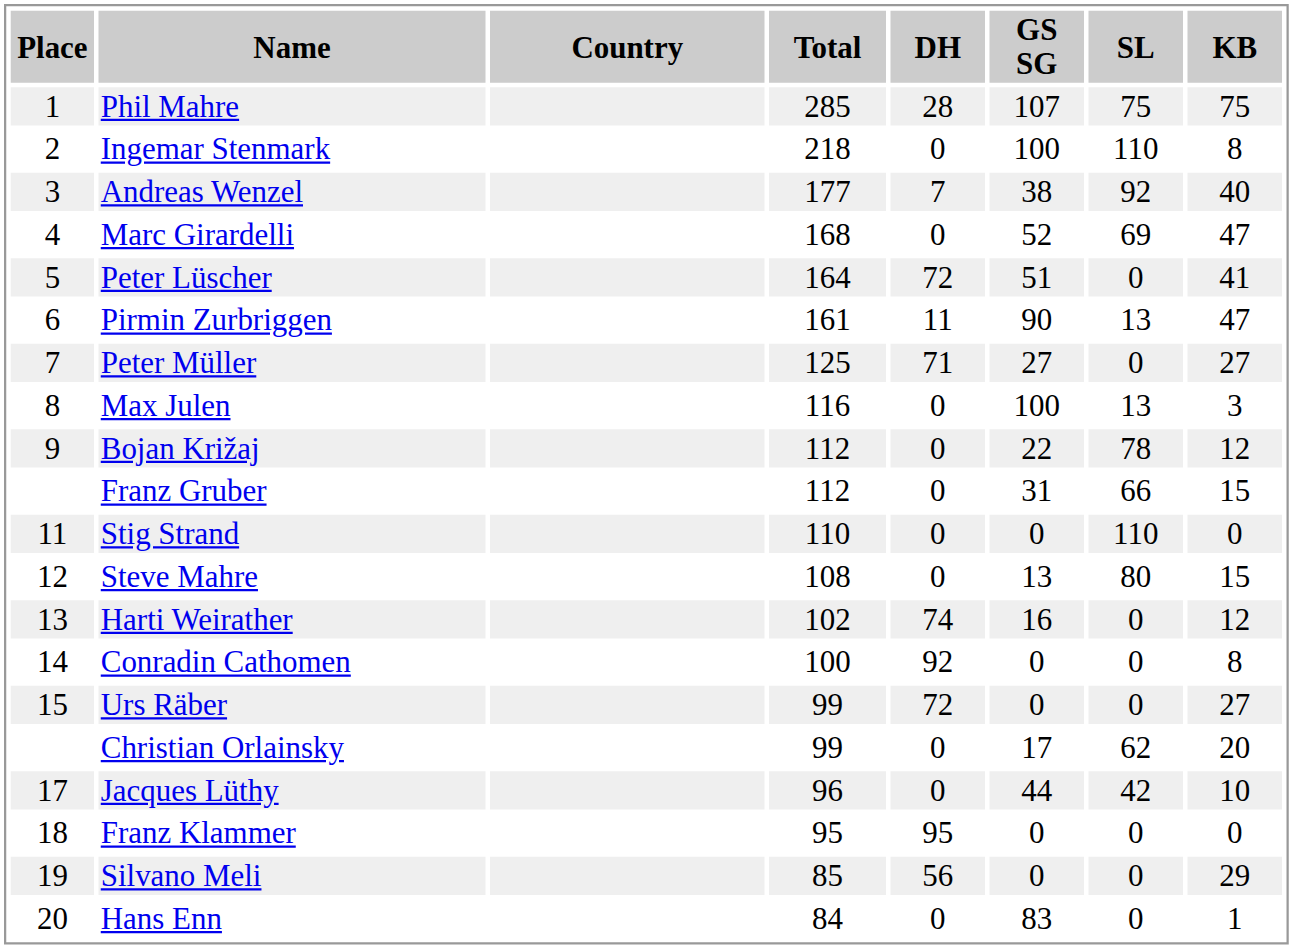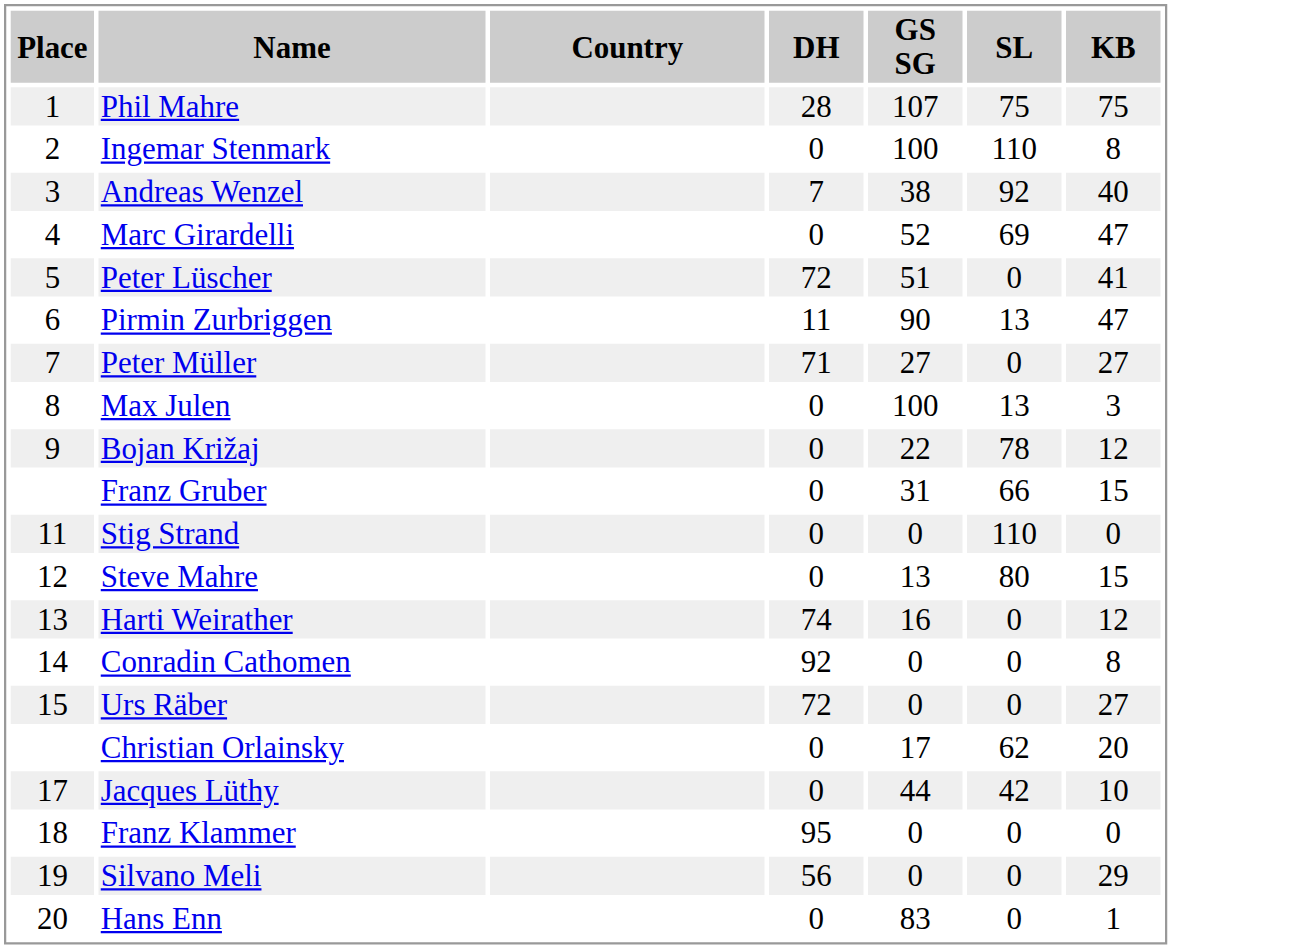- column: (828, 47)
